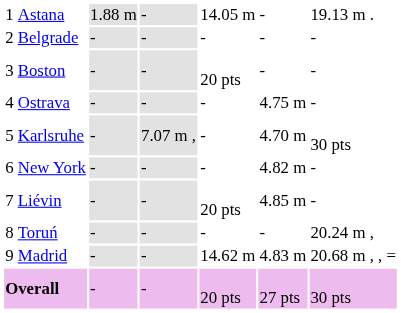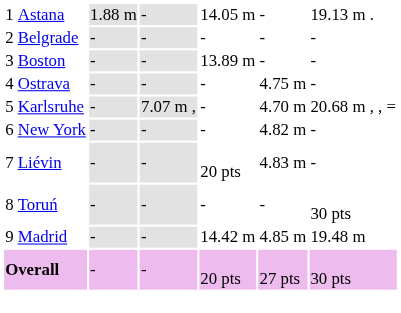(221, 79) 20 pts -> (228, 60) 13.89 m
(331, 144) 30 pts -> (353, 106) 20.68 m , , =
(283, 200) 4.85 m -> (283, 162) 4.83 m
(342, 232) 20.24 m , -> (331, 214) 30 pts
(228, 256) 14.62 m -> (228, 237) 14.42 m
(283, 256) 4.83 m -> (283, 237) 4.85 m
(353, 256) 20.68 m , , = -> (338, 237) 19.48 m
